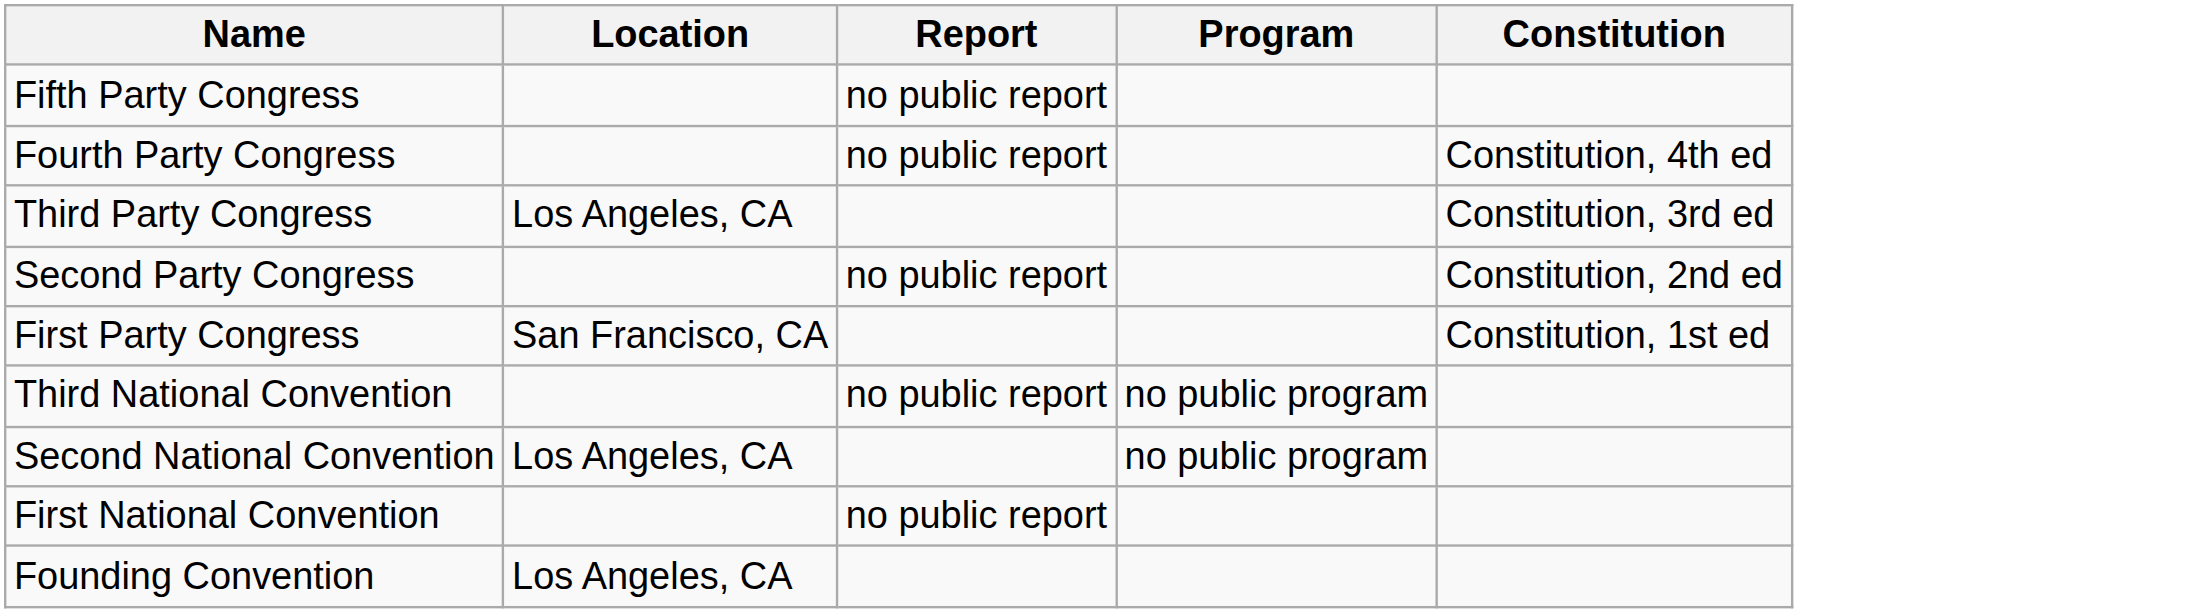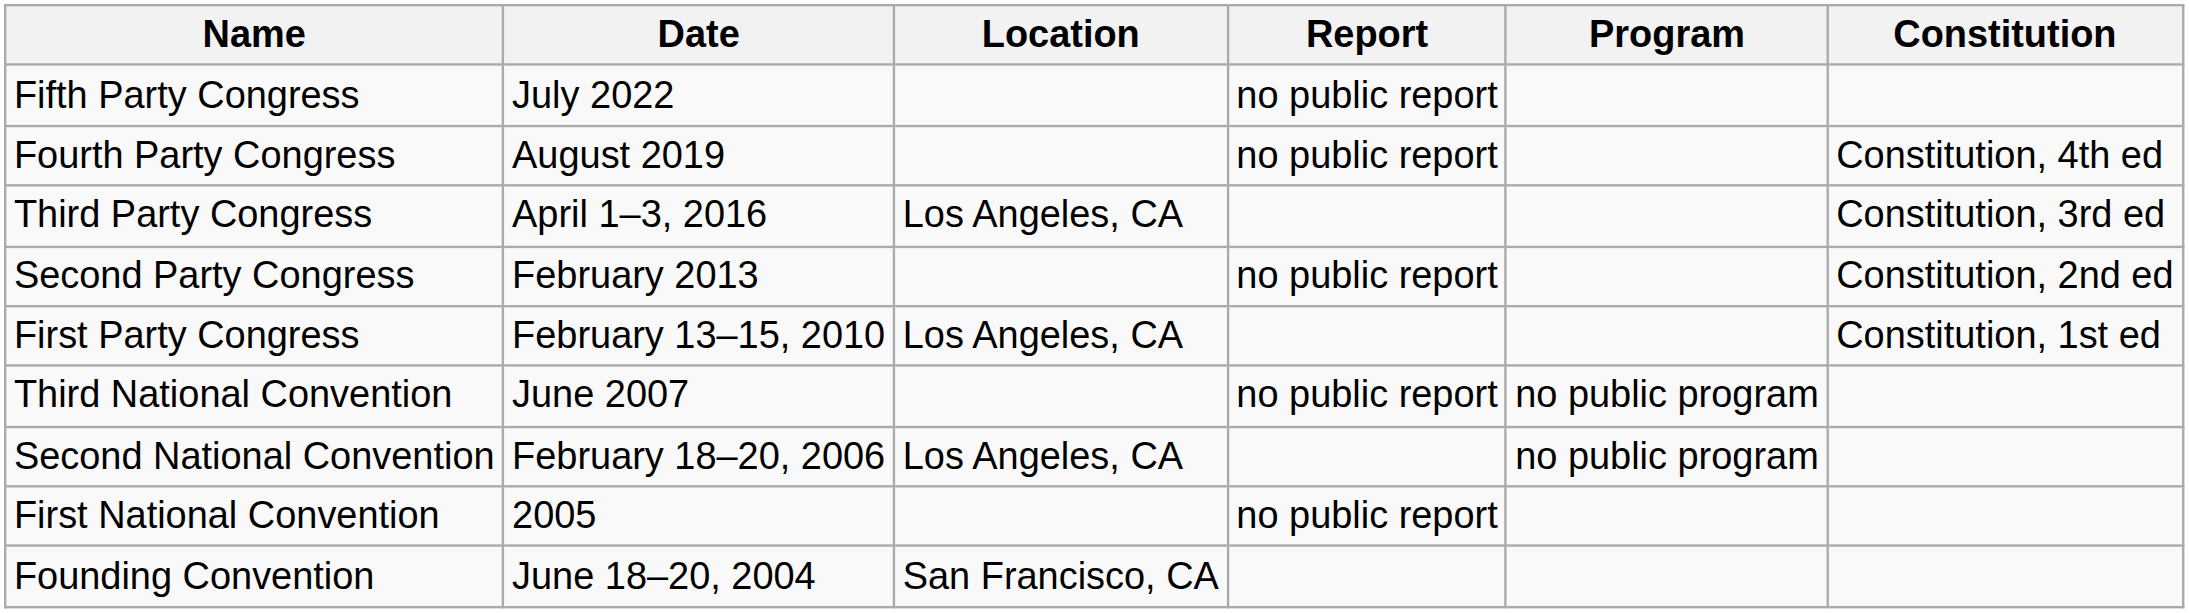+ column: (699, 34)
(670, 335) San Francisco, CA -> (1043, 335) Los Angeles, CA
(652, 575) Los Angeles, CA -> (1061, 575) San Francisco, CA
